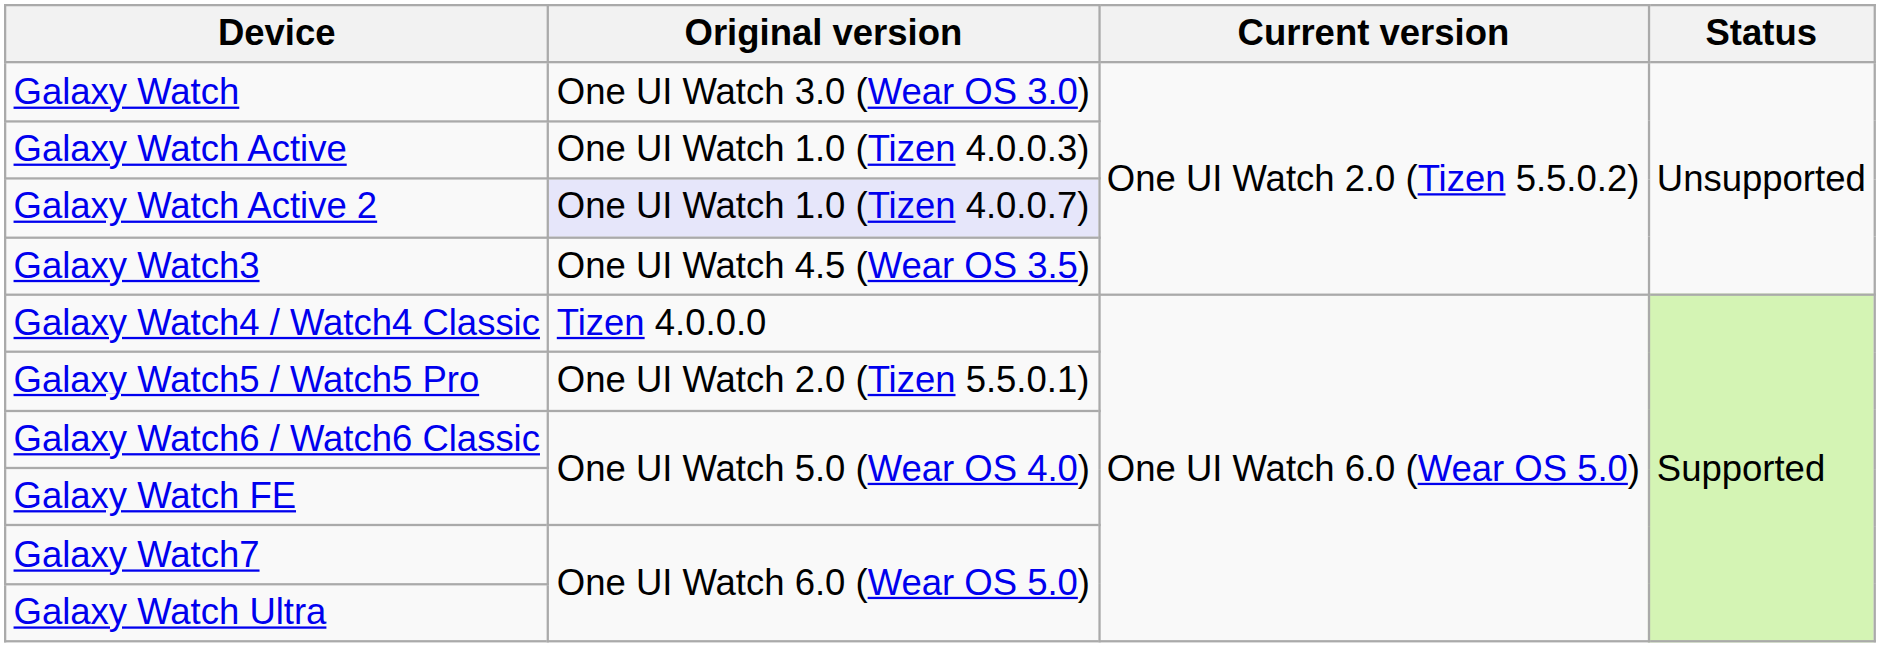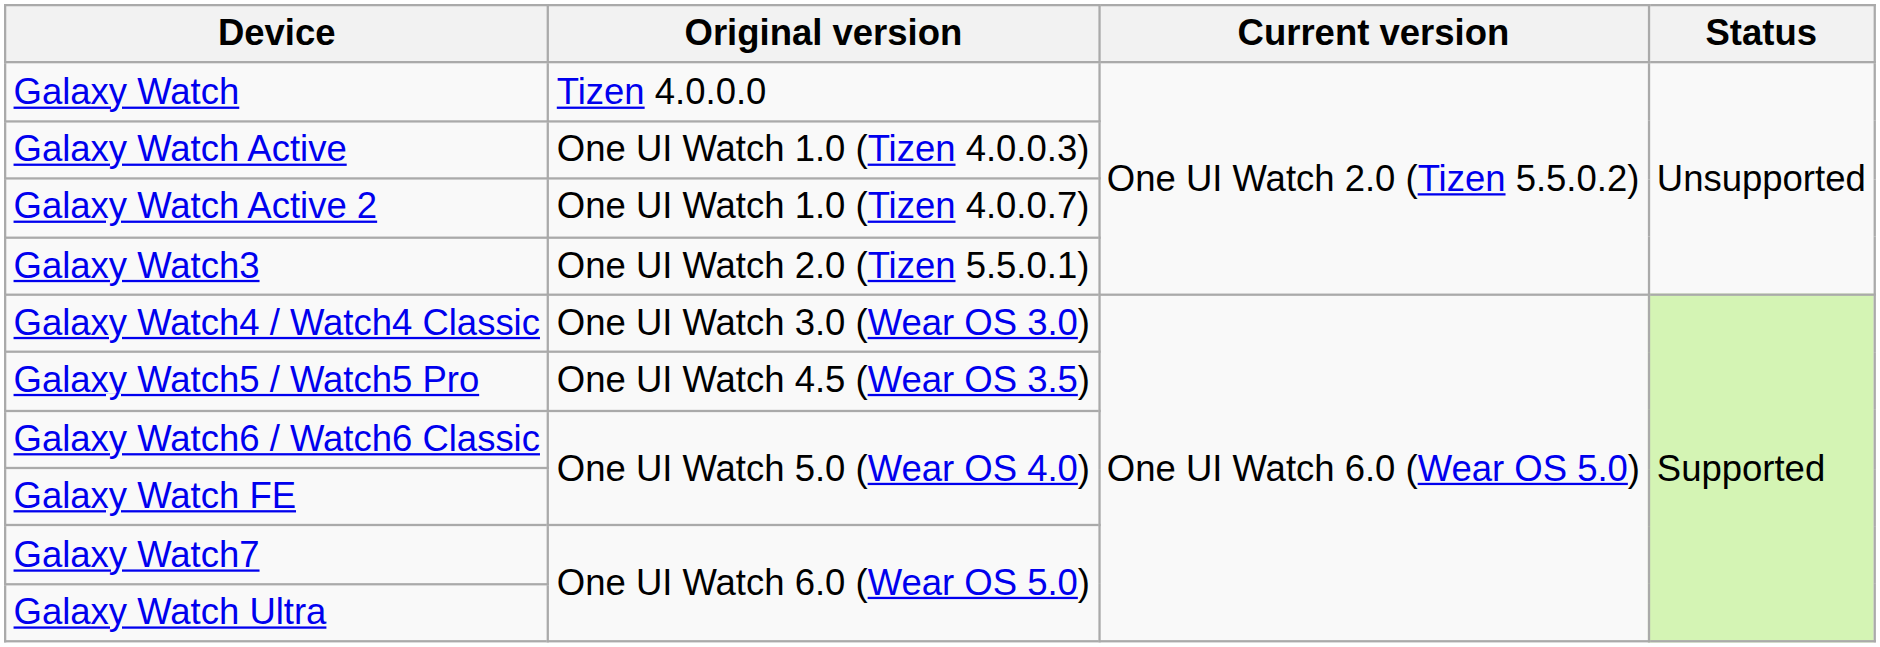(823, 91) One UI Watch 3.0 (Wear OS 3.0) -> (662, 91) Tizen 4.0.0.0
(823, 206) lavender background -> (823, 206) no background
(823, 264) One UI Watch 4.5 (Wear OS 3.5) -> (823, 264) One UI Watch 2.0 (Tizen 5.5.0.1)
(662, 322) Tizen 4.0.0.0 -> (823, 322) One UI Watch 3.0 (Wear OS 3.0)
(823, 380) One UI Watch 2.0 (Tizen 5.5.0.1) -> (823, 380) One UI Watch 4.5 (Wear OS 3.5)
